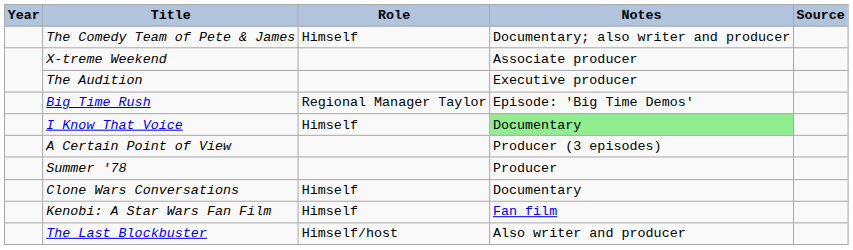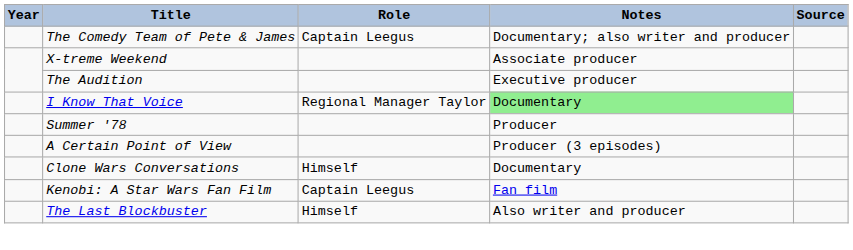(330, 37) Himself -> (358, 37) Captain Leegus
- row: (98, 103)
(330, 125) Himself -> (394, 103) Regional Manager Taylor
rows swapped: (86, 168) <-> (139, 146)
(330, 212) Himself -> (358, 190) Captain Leegus
(350, 234) Himself/host -> (330, 212) Himself
